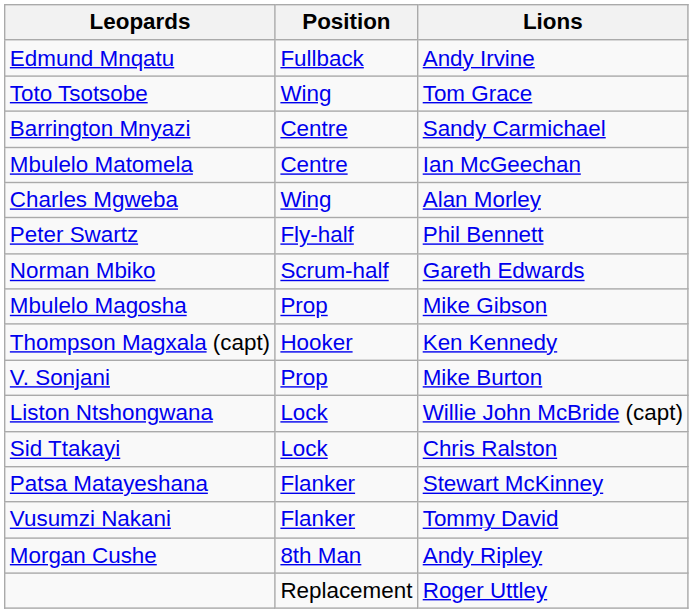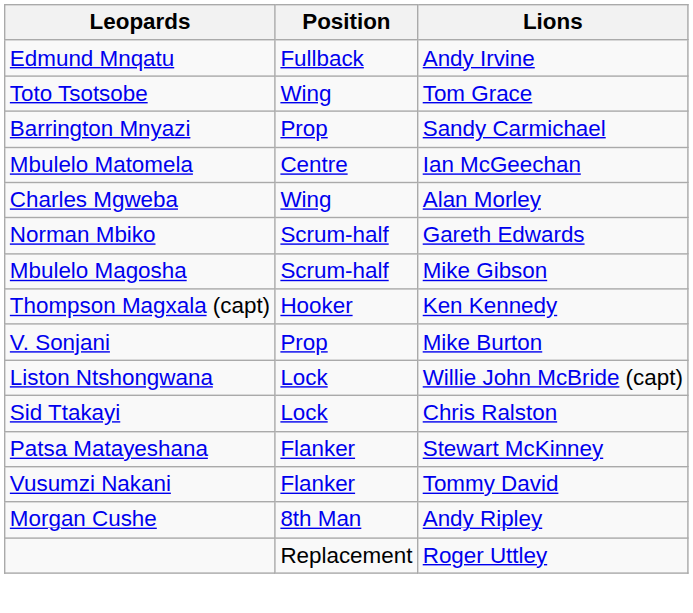(314, 128) Centre -> (304, 128) Prop
- row: (74, 235)
(304, 306) Prop -> (335, 270) Scrum-half
